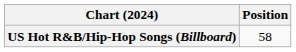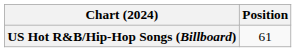(265, 36) 58 -> (265, 36) 61
